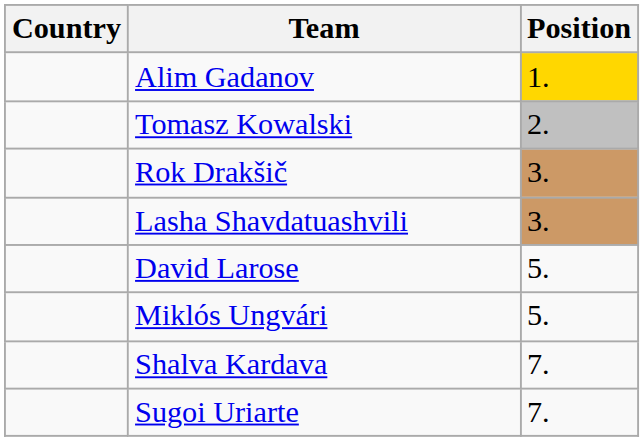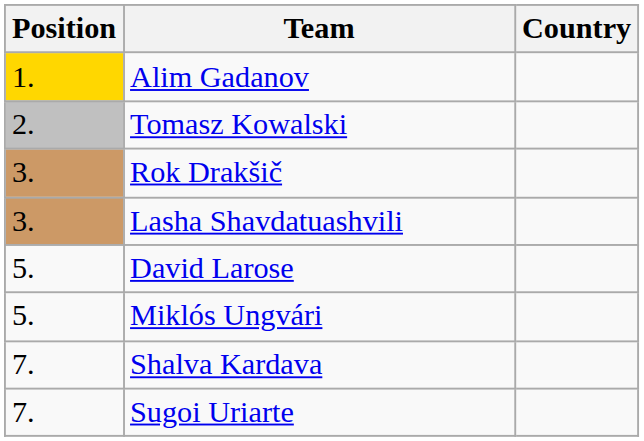columns swapped: (579, 28) <-> (67, 28)
